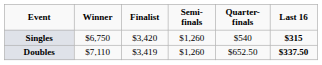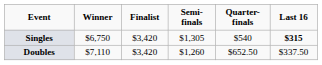(192, 38) $1,260 -> (192, 38) $1,305
(145, 53) $3,419 -> (145, 53) $3,420
(294, 53) bold -> (294, 53) normal
